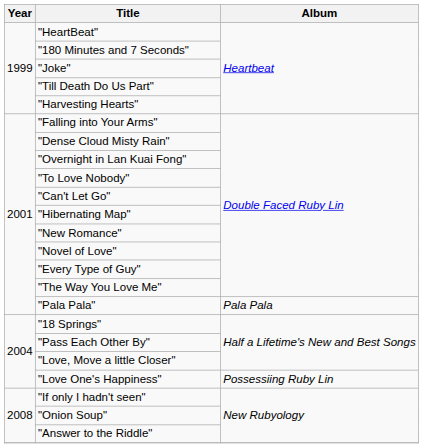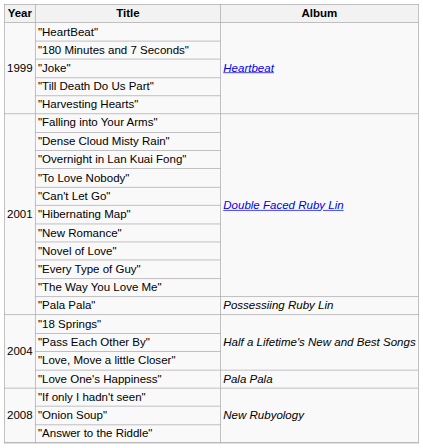(248, 305) Pala Pala -> (278, 305) Possessiing Ruby Lin
(278, 379) Possessiing Ruby Lin -> (248, 379) Pala Pala
